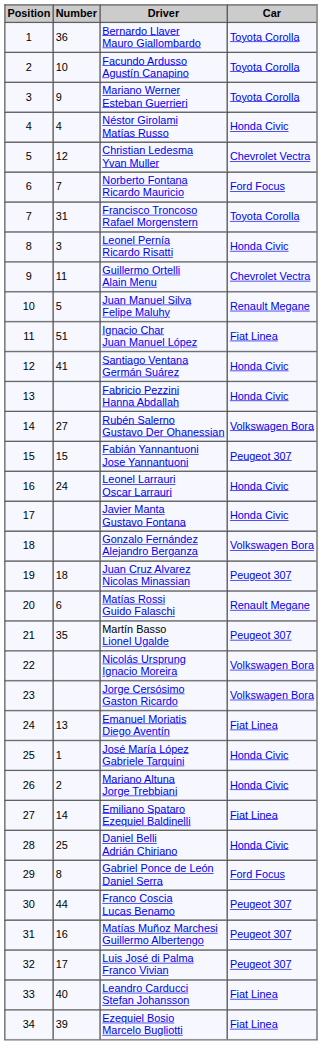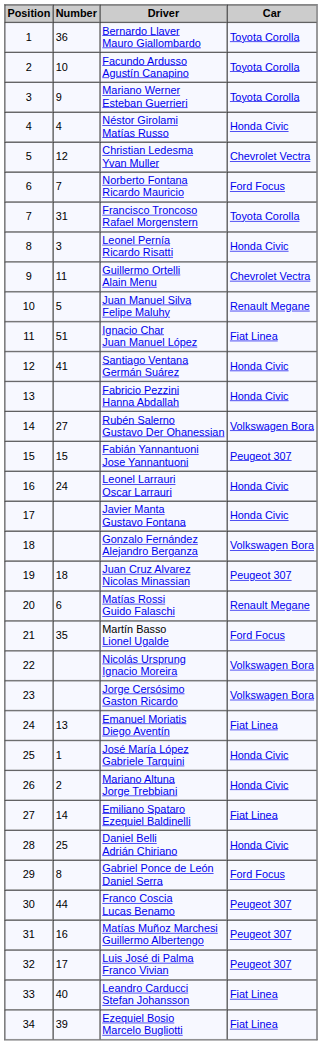(261, 635) Peugeot 307 -> (257, 635) Ford Focus
